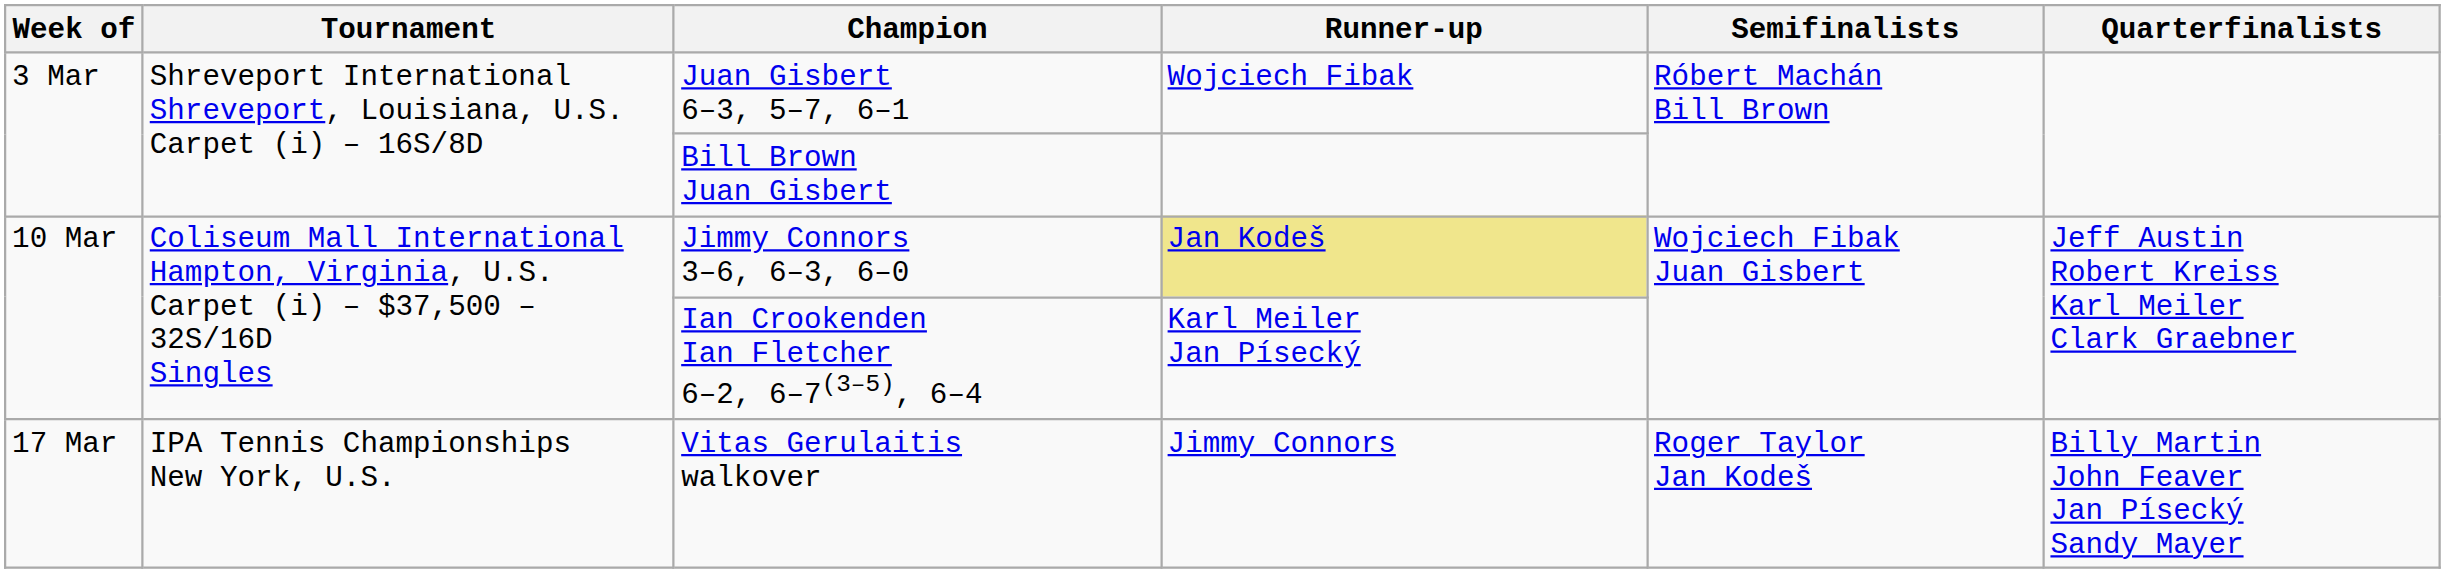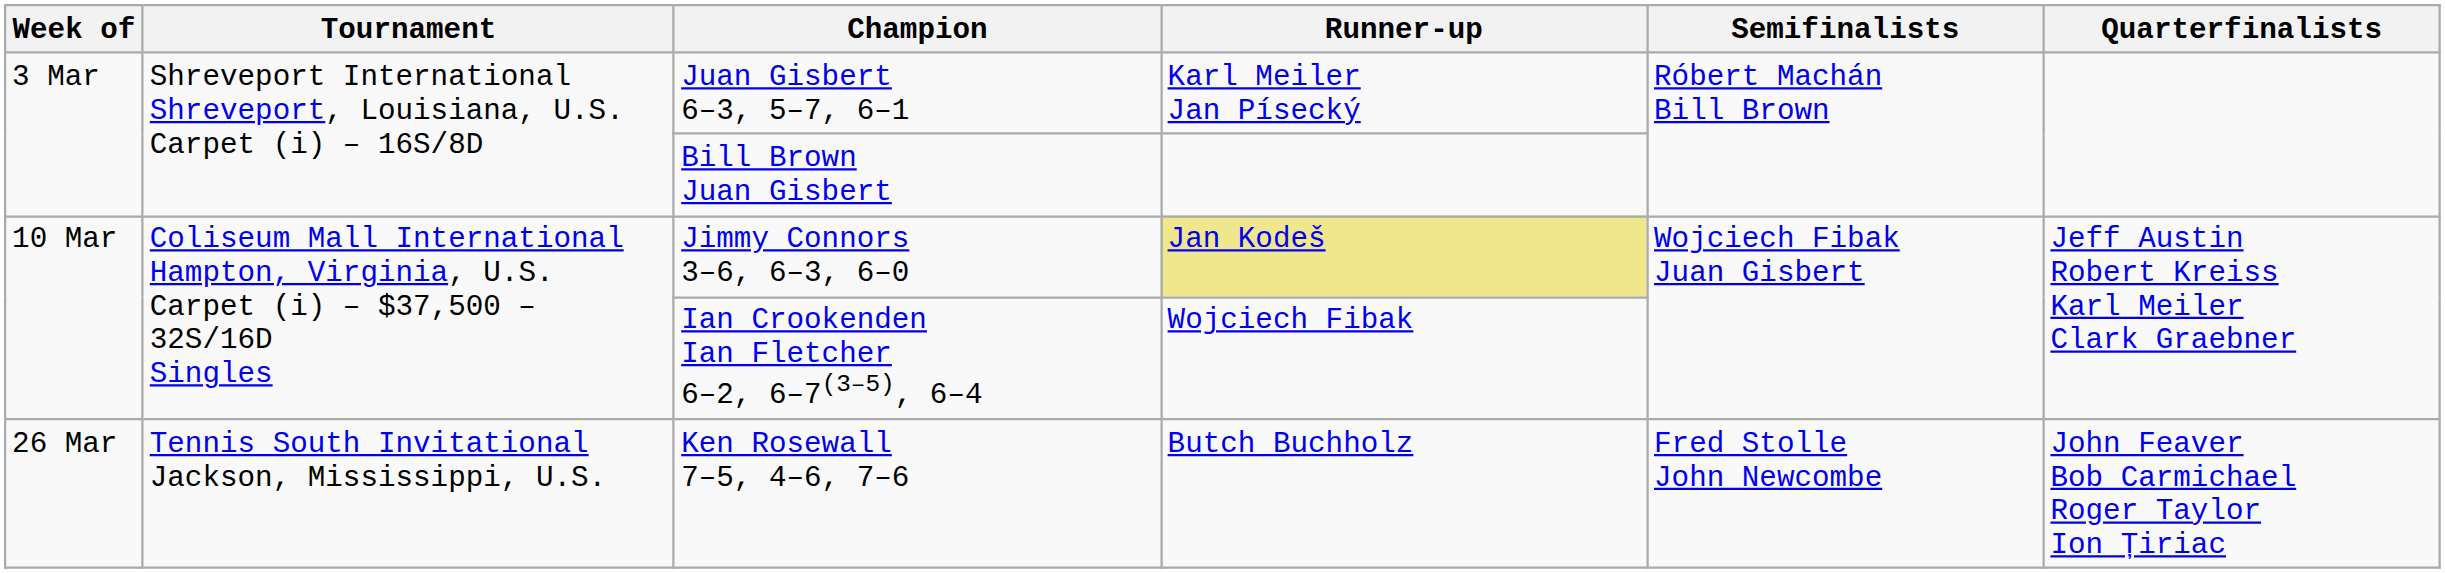(1290, 77) Wojciech Fibak -> (1264, 94) Karl Meiler Jan Písecký
(1264, 338) Karl Meiler Jan Písecký -> (1290, 321) Wojciech Fibak
- row: (822, 460)
+ row: (795, 460)
